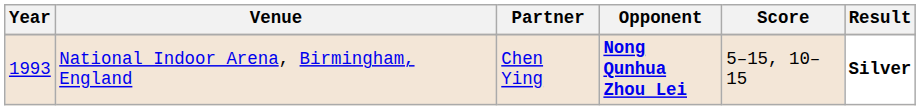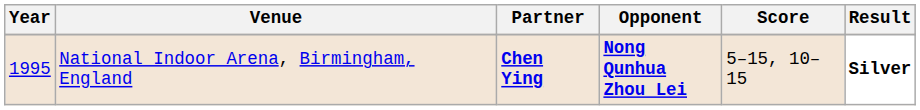(30, 69) 1993 -> (30, 69) 1995
(522, 69) normal -> (522, 69) bold
